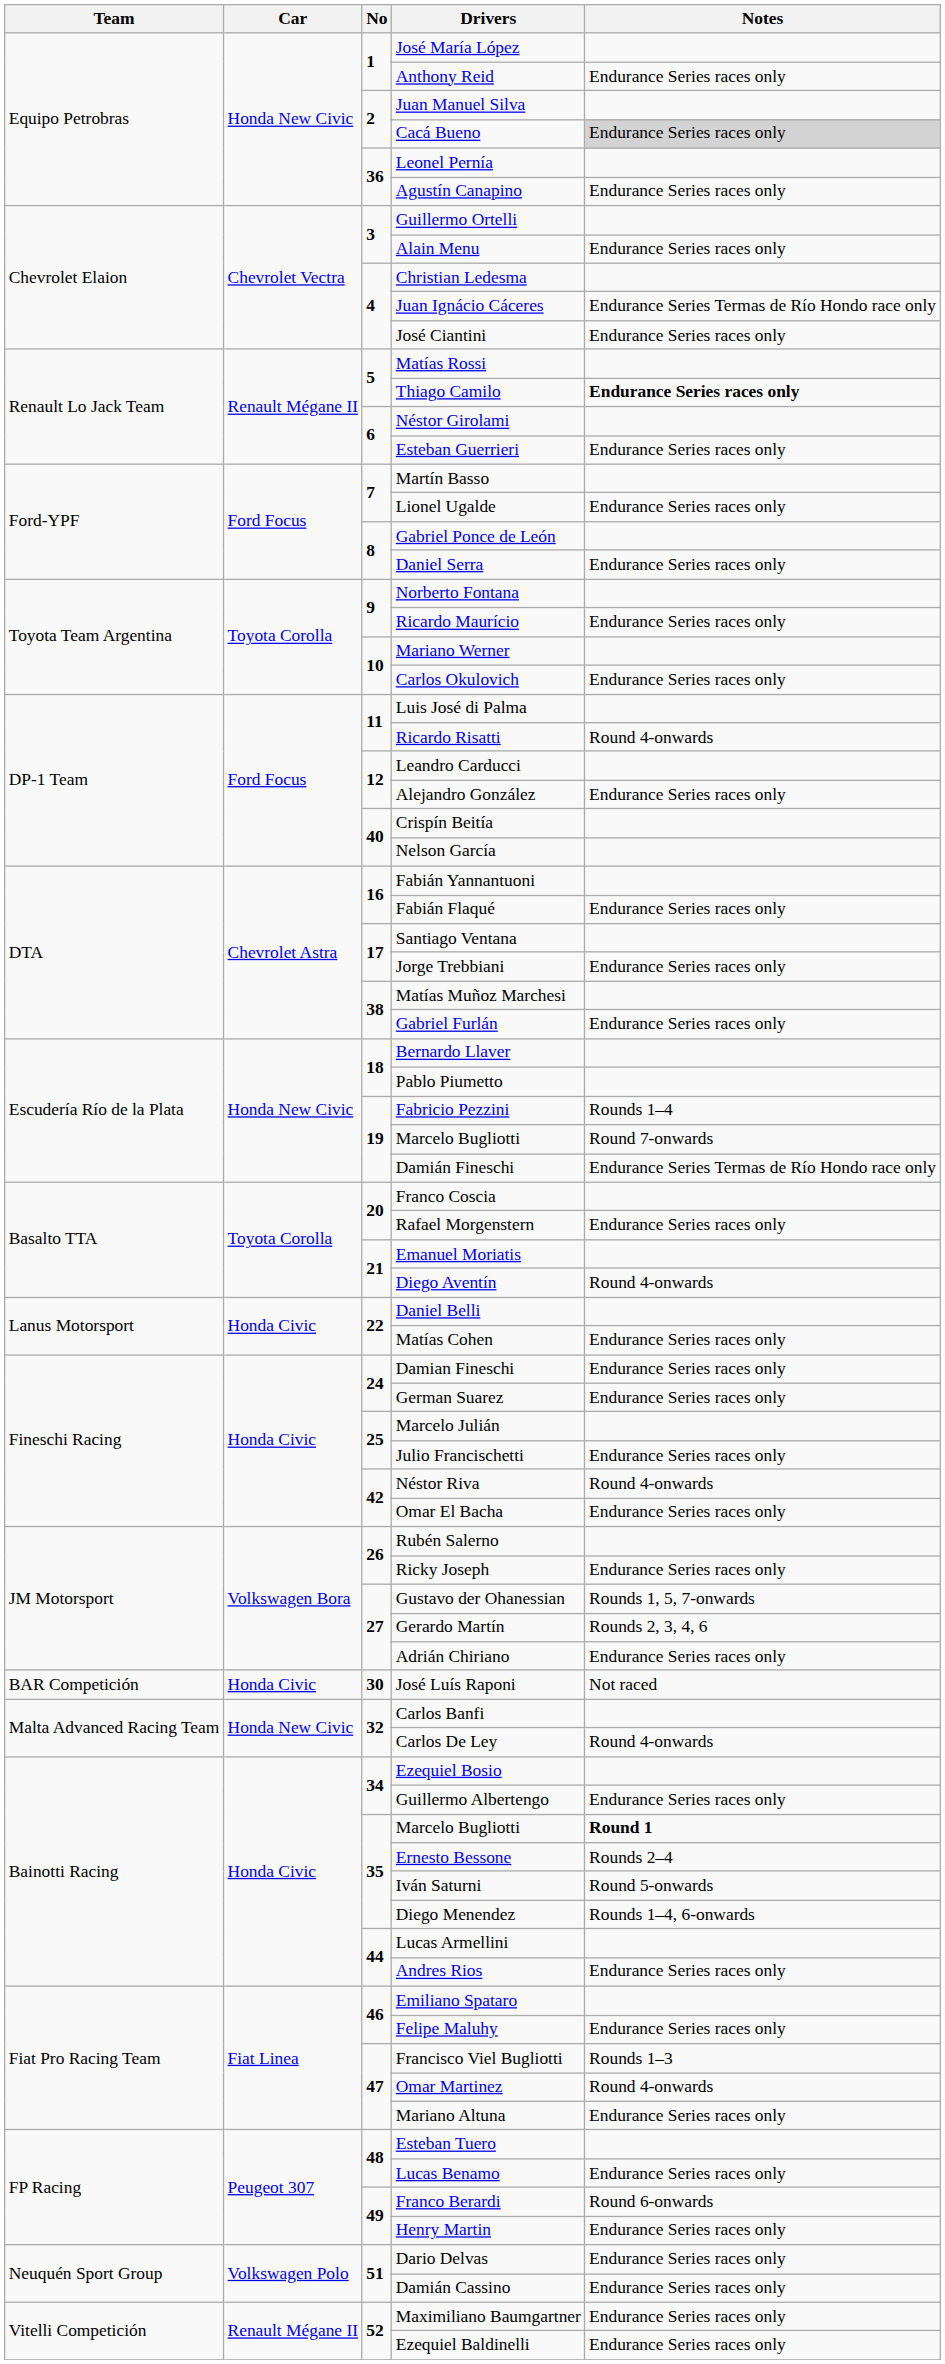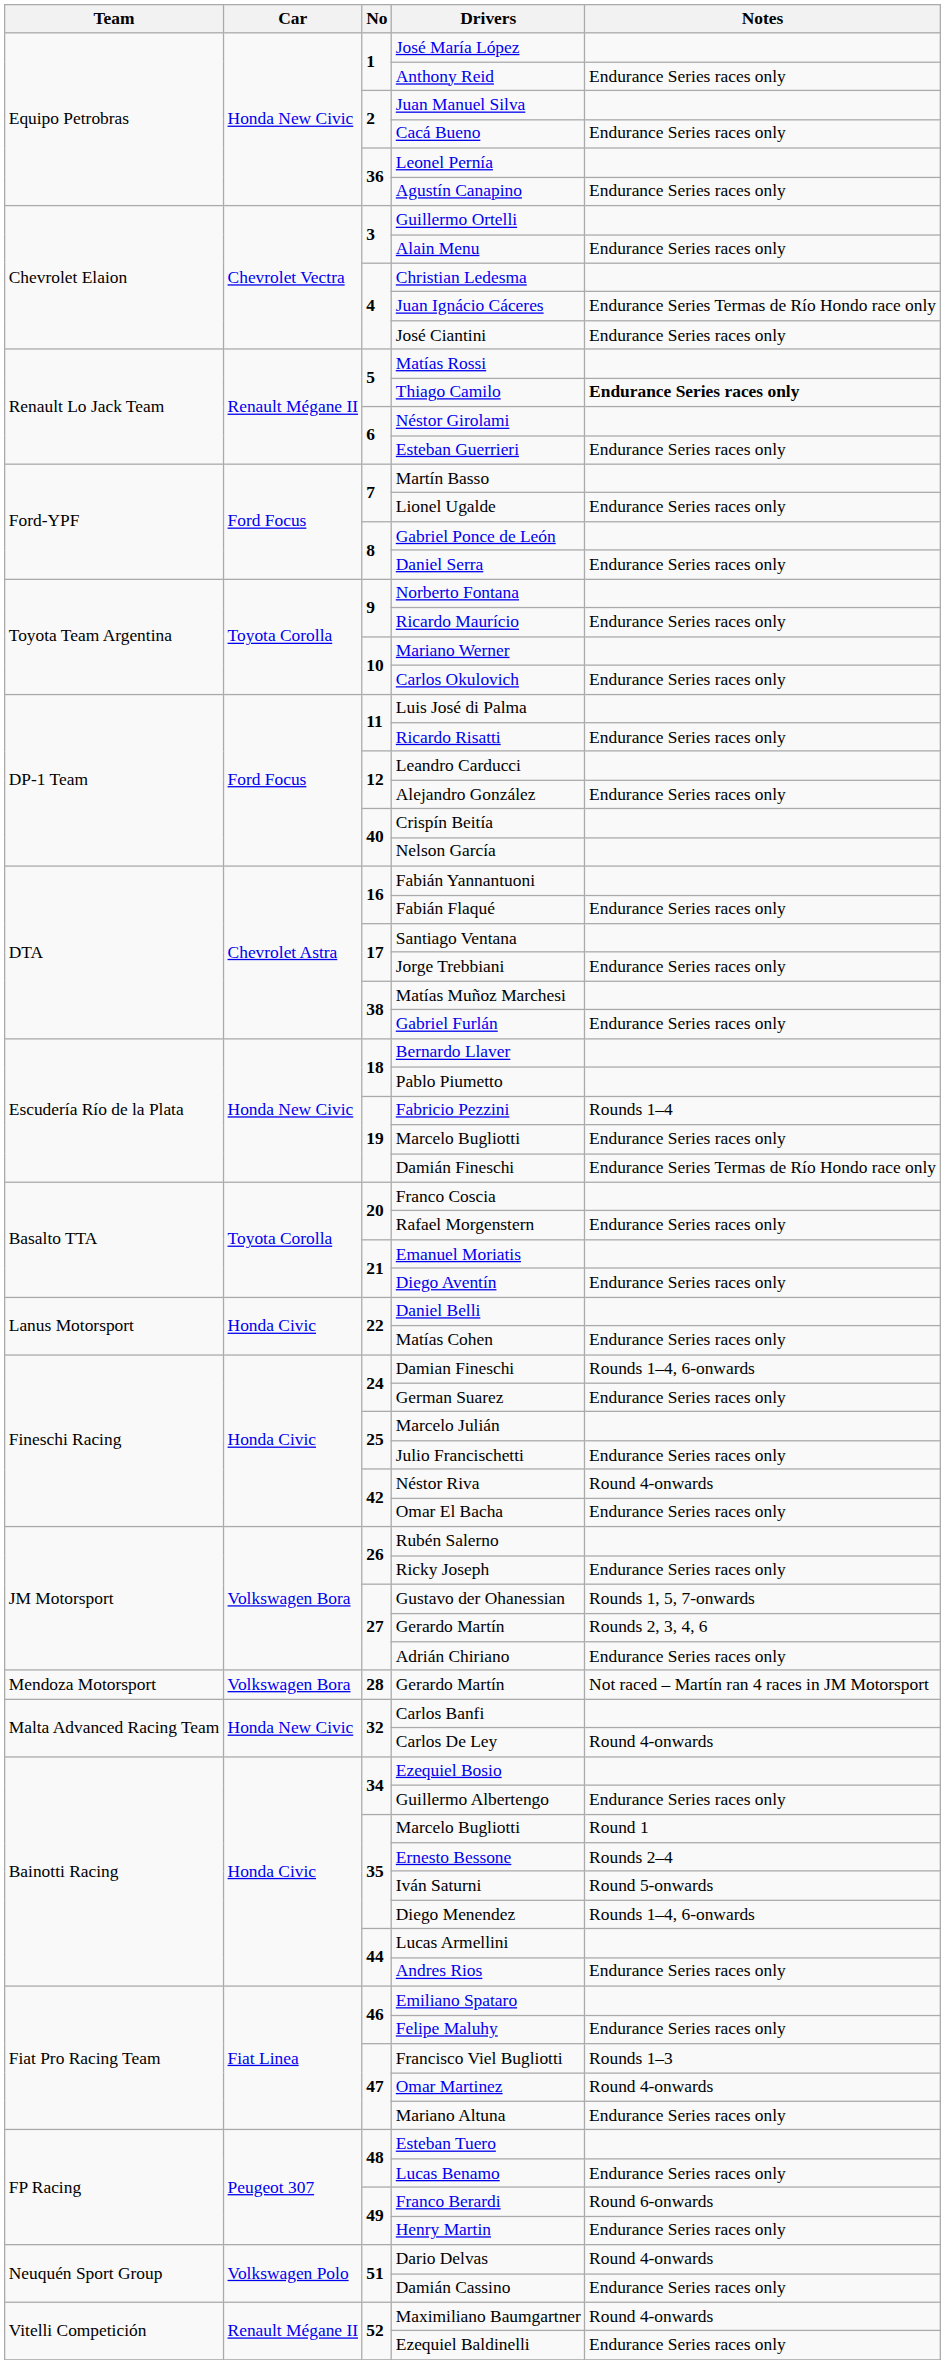(687, 133) lightgrey background -> (687, 133) no background
(651, 736) Round 4-onwards -> (687, 736) Endurance Series races only
(651, 1138) Round 7-onwards -> (687, 1138) Endurance Series races only
(651, 1282) Round 4-onwards -> (687, 1282) Endurance Series races only
(687, 1368) Endurance Series races only -> (672, 1368) Rounds 1–4, 6-onwards
+ row: (375, 1684)
- row: (375, 1684)
(621, 1827) bold -> (619, 1827) normal
(687, 2258) Endurance Series races only -> (651, 2258) Round 4-onwards
(687, 2316) Endurance Series races only -> (651, 2316) Round 4-onwards
